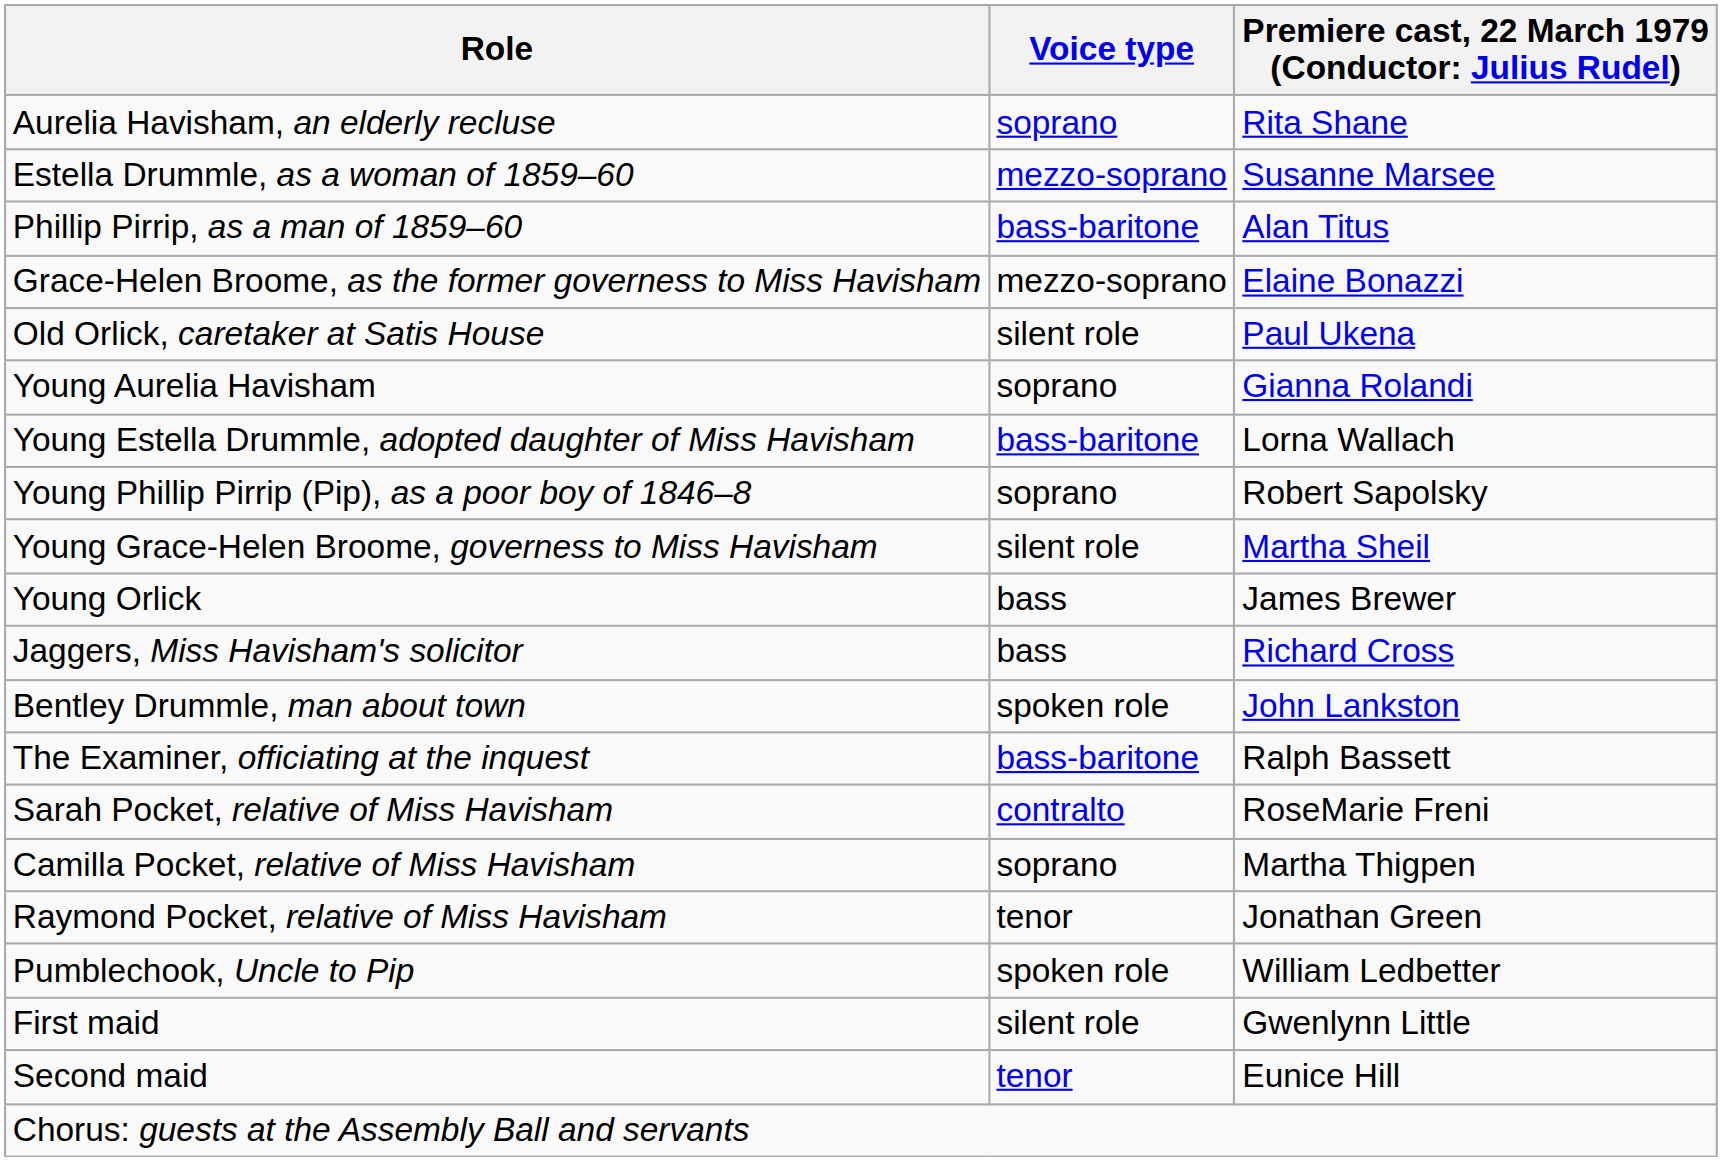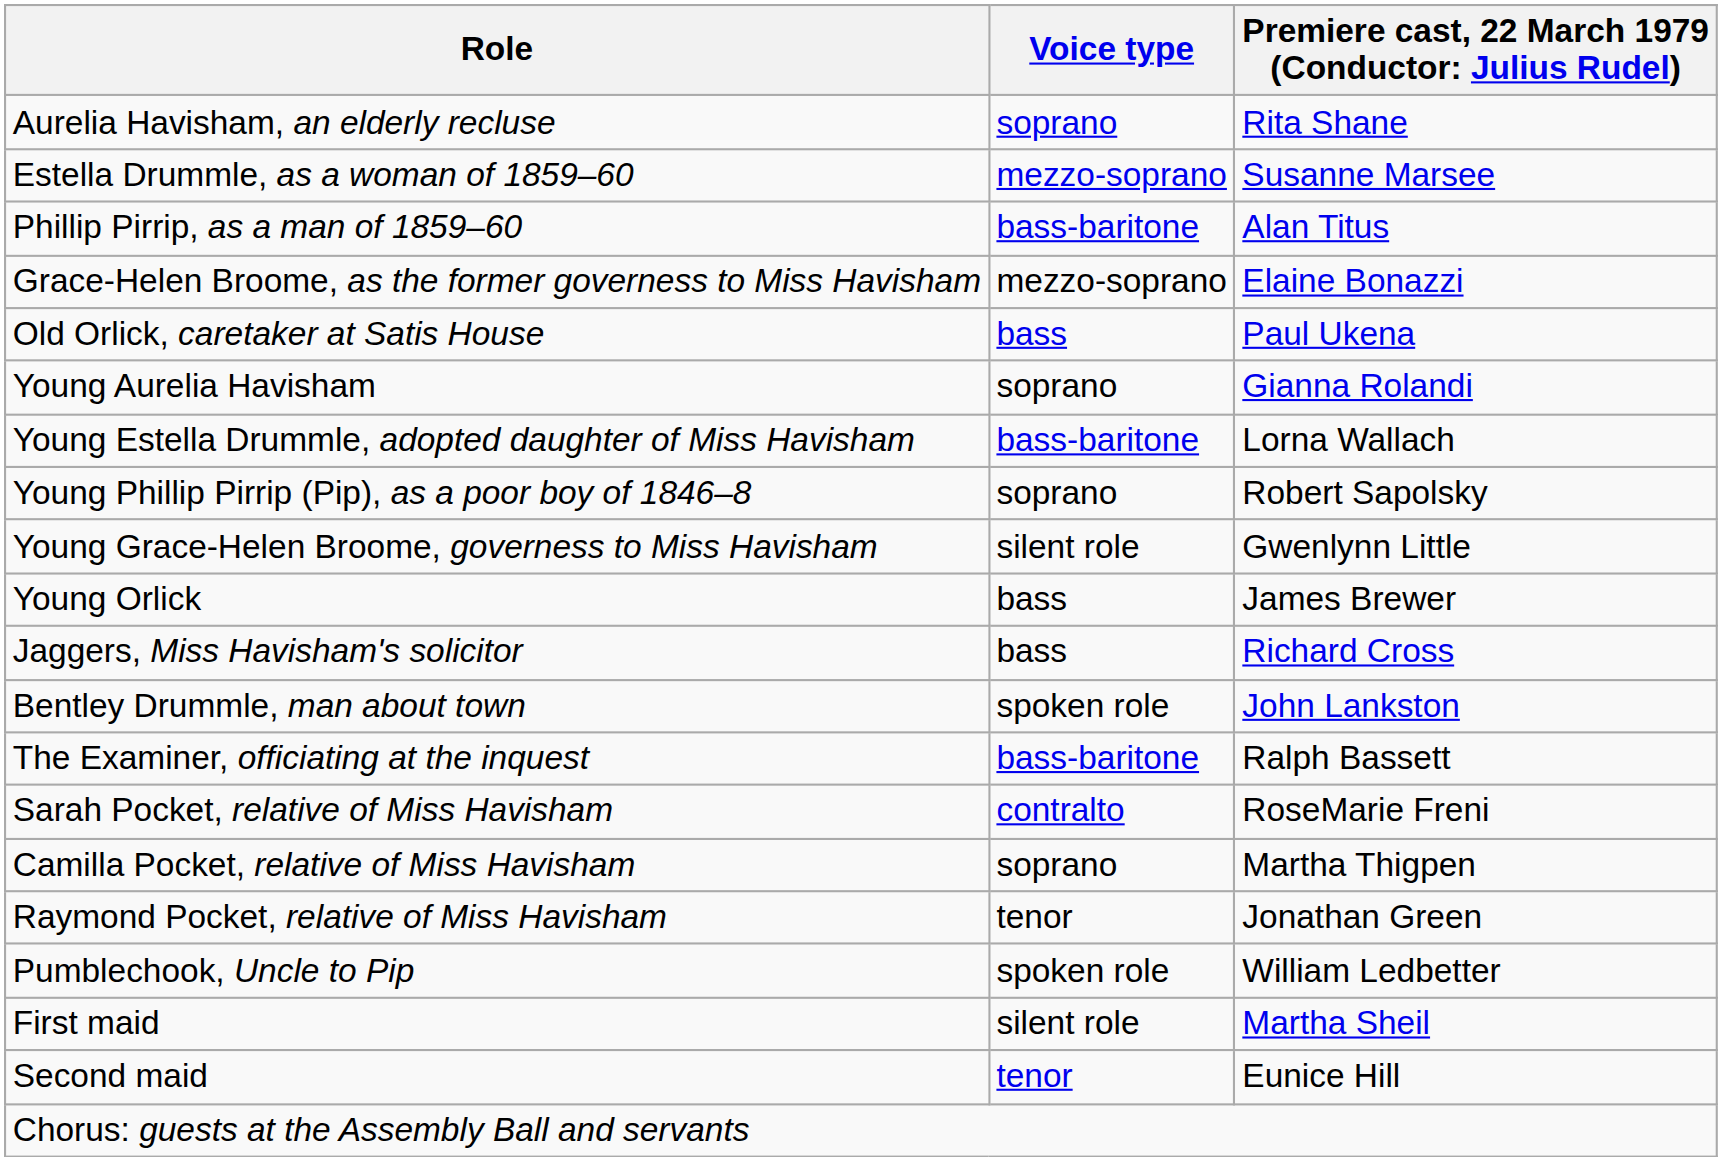(1068, 333) silent role -> (1032, 333) bass
(1336, 545) Martha Sheil -> (1357, 545) Gwenlynn Little
(1357, 1023) Gwenlynn Little -> (1336, 1023) Martha Sheil
